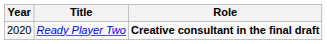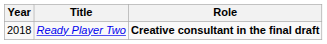(19, 30) 2020 -> (19, 30) 2018
